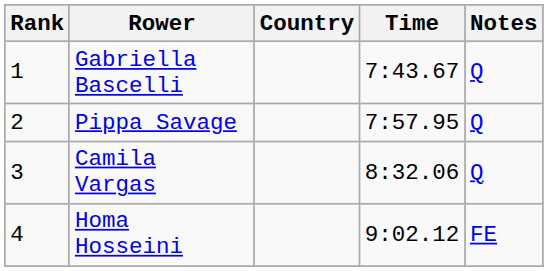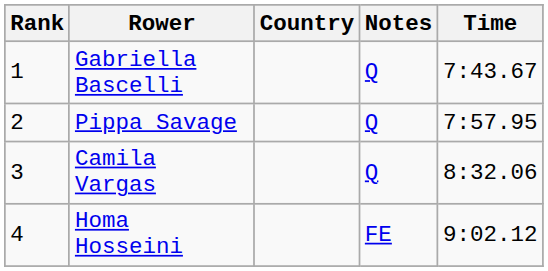columns swapped: (412, 23) <-> (504, 23)
